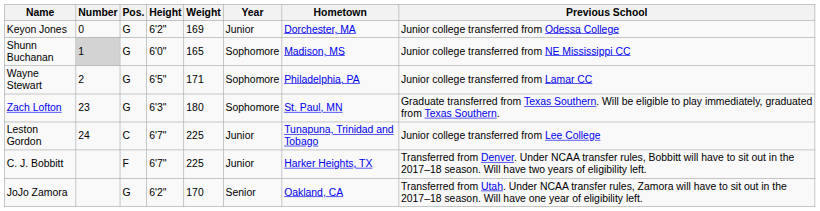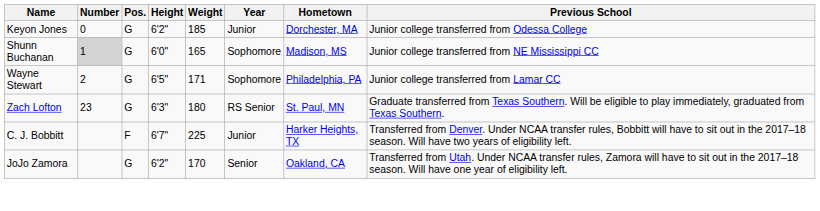(195, 29) 169 -> (197, 29) 185
(252, 107) Sophomore -> (251, 107) RS Senior
- row: (24, 136)
